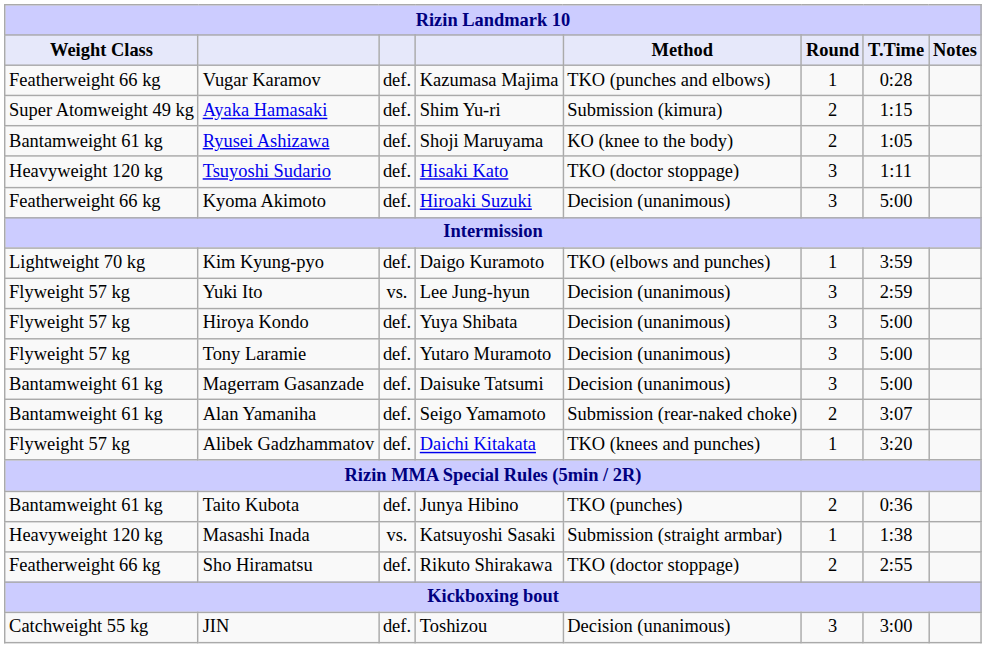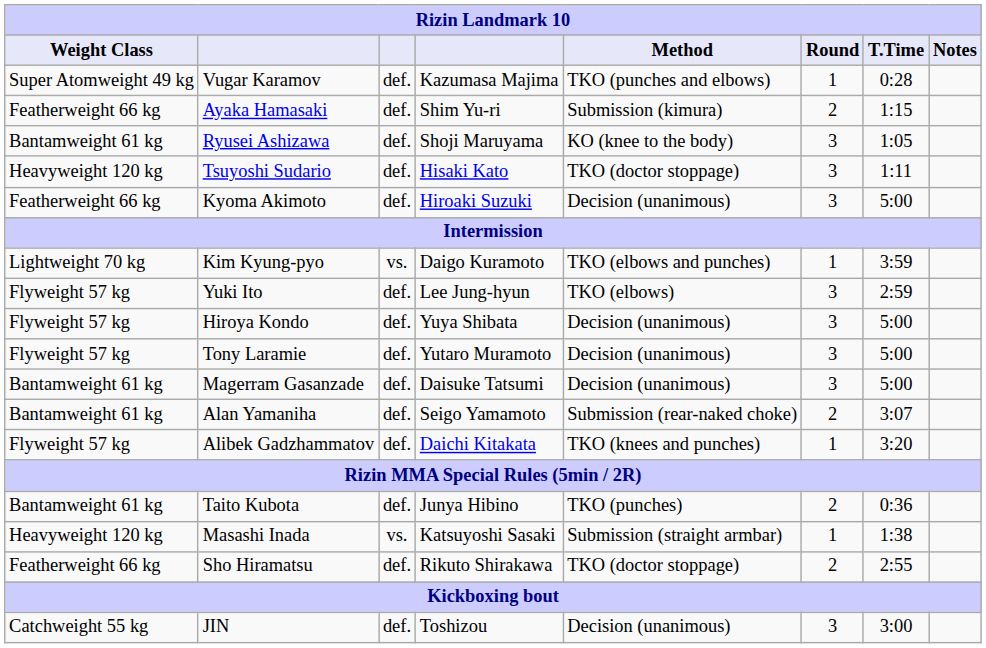(85, 80) Featherweight 66 kg -> (102, 80) Super Atomweight 49 kg
(102, 110) Super Atomweight 49 kg -> (85, 110) Featherweight 66 kg
(833, 140) 2 -> (833, 140) 3
(397, 262) def. -> (397, 262) vs.
(397, 292) vs. -> (397, 292) def.
(649, 292) Decision (unanimous) -> (621, 292) TKO (elbows)
